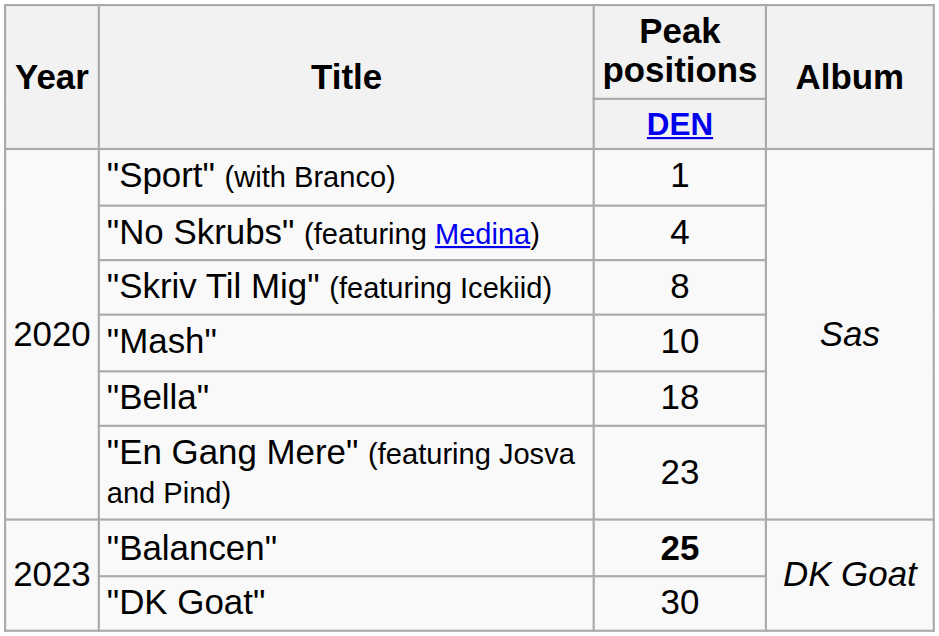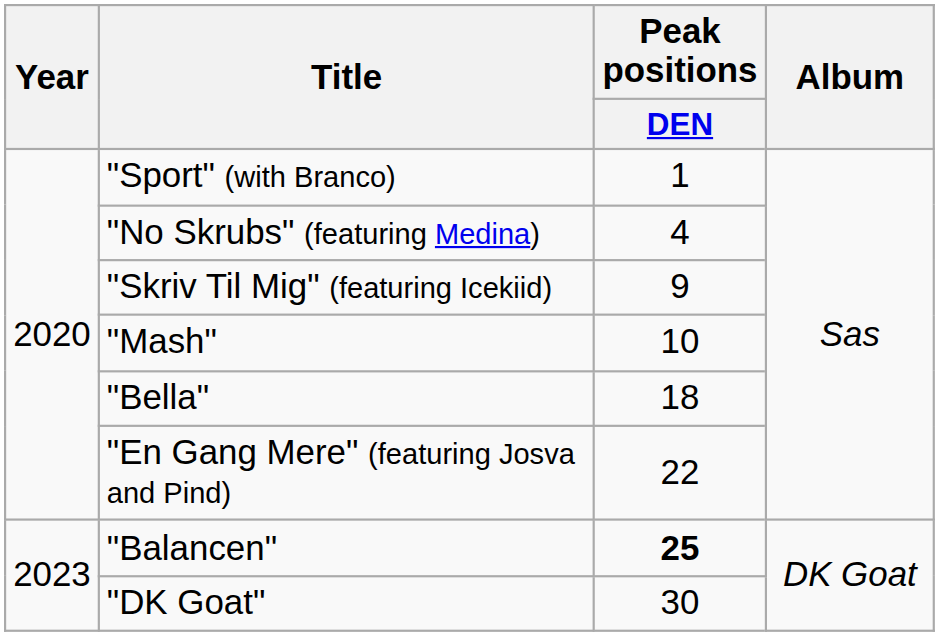(680, 286) 8 -> (680, 286) 9
(680, 472) 23 -> (680, 472) 22
